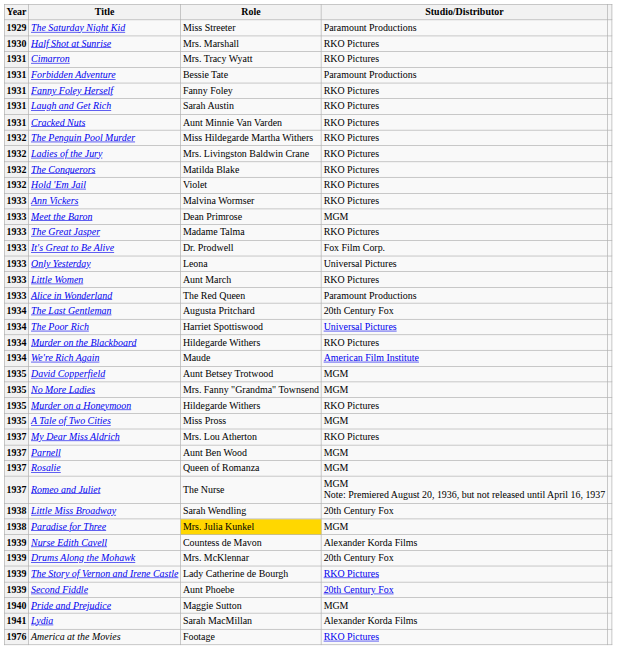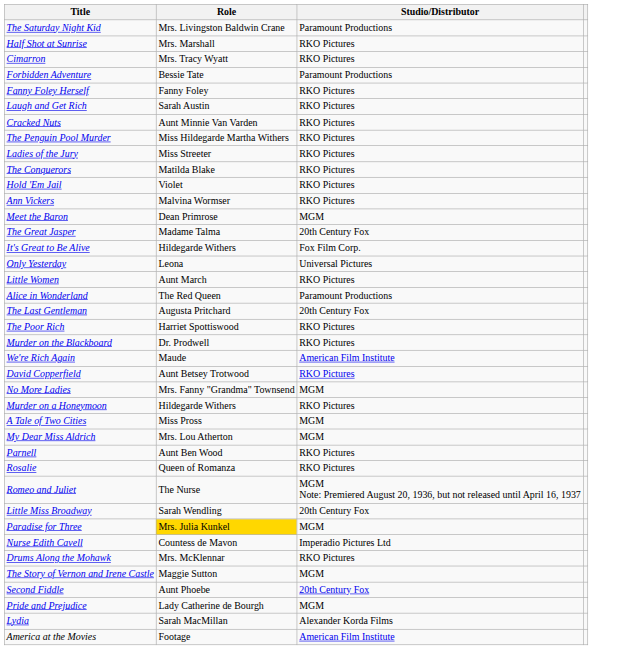- column: (17, 12)
(209, 28) Miss Streeter -> (222, 28) Mrs. Livingston Baldwin Crane
(246, 153) Mrs. Livingston Baldwin Crane -> (185, 153) Miss Streeter
(351, 232) RKO Pictures -> (334, 232) 20th Century Fox
(208, 248) Dr. Prodwell -> (197, 248) Hildegarde Withers
(360, 327) Universal Pictures -> (327, 327) RKO Pictures
(222, 342) Hildegarde Withers -> (184, 342) Dr. Prodwell
(336, 374) MGM -> (327, 374) RKO Pictures
(351, 437) RKO Pictures -> (312, 437) MGM
(336, 452) MGM -> (327, 452) RKO Pictures
(336, 468) MGM -> (327, 468) RKO Pictures
(370, 542) Alexander Korda Films -> (345, 542) Imperadio Pictures Ltd
(359, 558) 20th Century Fox -> (327, 558) RKO Pictures
(236, 574) Lady Catherine de Bourgh -> (188, 574) Maggie Sutton
(351, 574) RKO Pictures -> (312, 574) MGM
(212, 605) Maggie Sutton -> (211, 605) Lady Catherine de Bourgh
(351, 637) RKO Pictures -> (347, 637) American Film Institute
